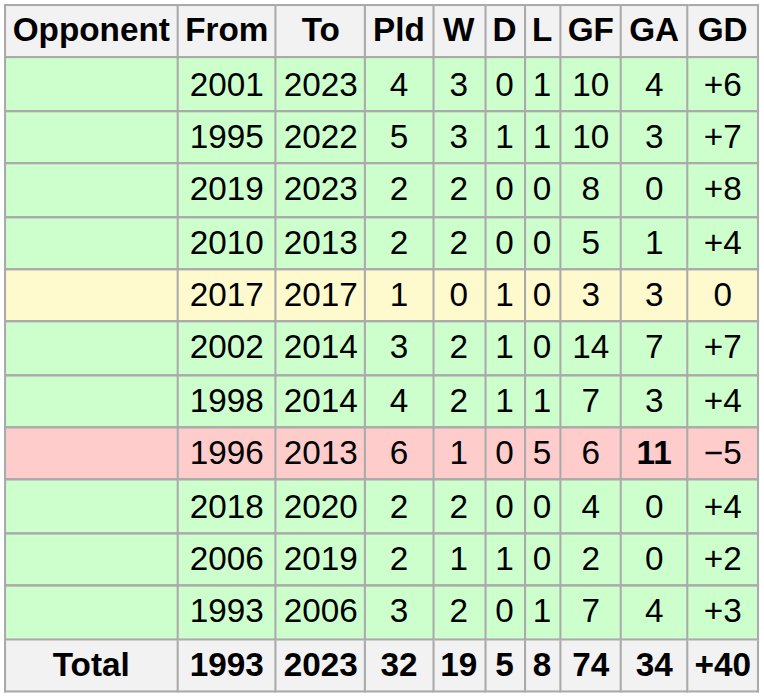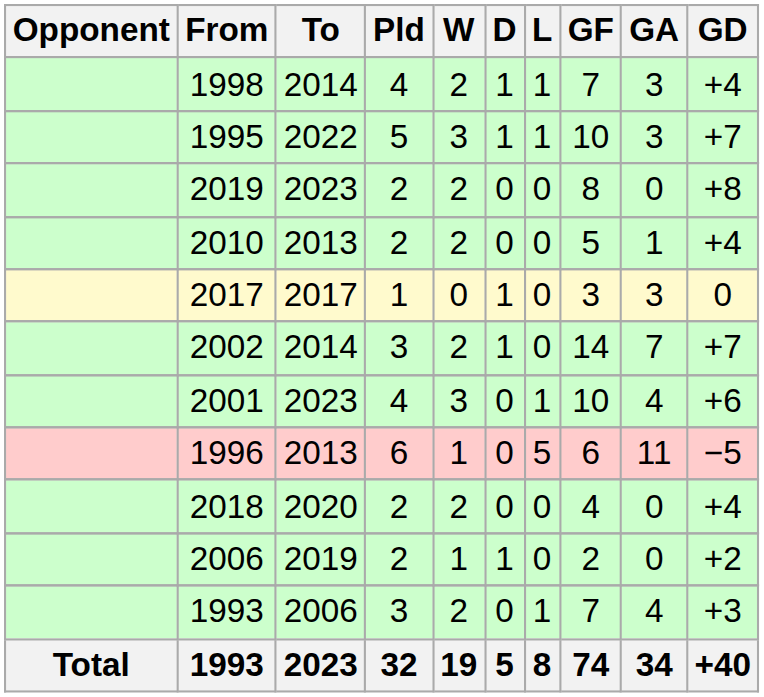rows swapped: (227, 83) <-> (227, 400)
(654, 453) bold -> (654, 453) normal
